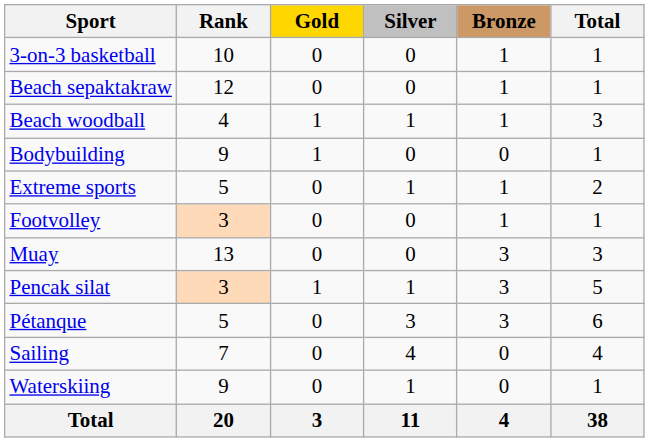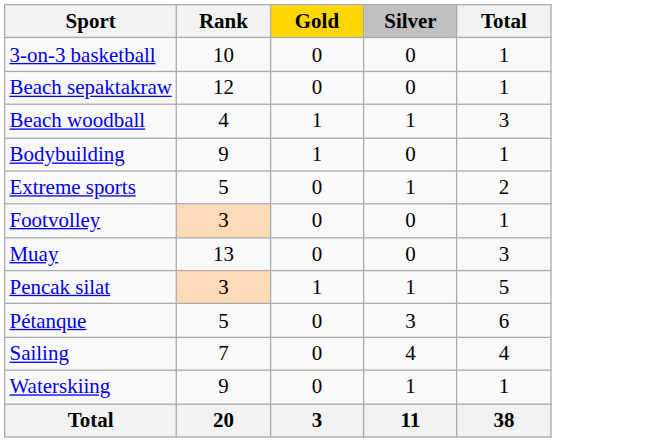- column: (504, 21)
